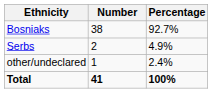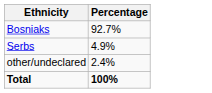- column: (117, 12)
